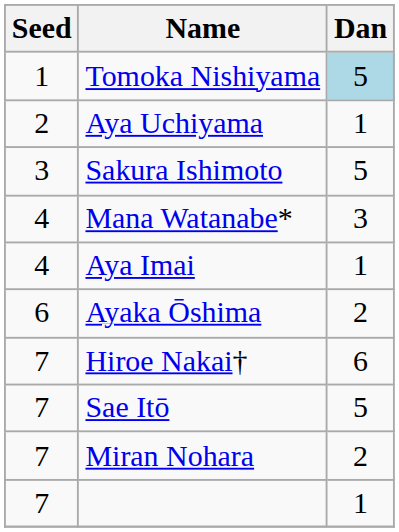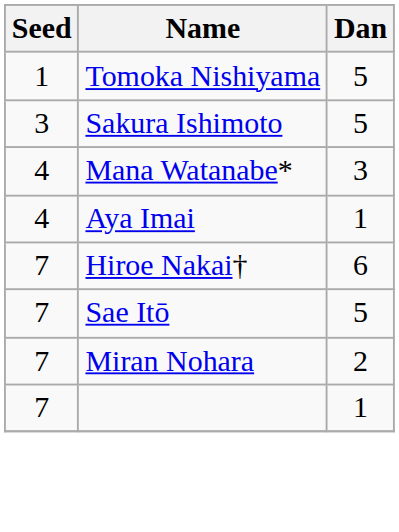(361, 75) lightblue background -> (361, 75) no background
- row: (42, 123)
- row: (42, 312)
